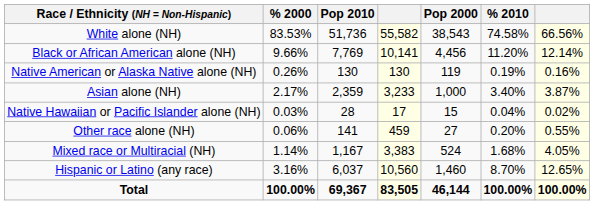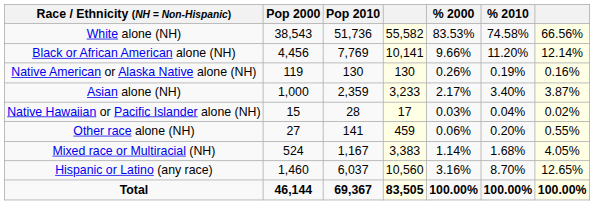columns swapped: (451, 14) <-> (291, 14)
